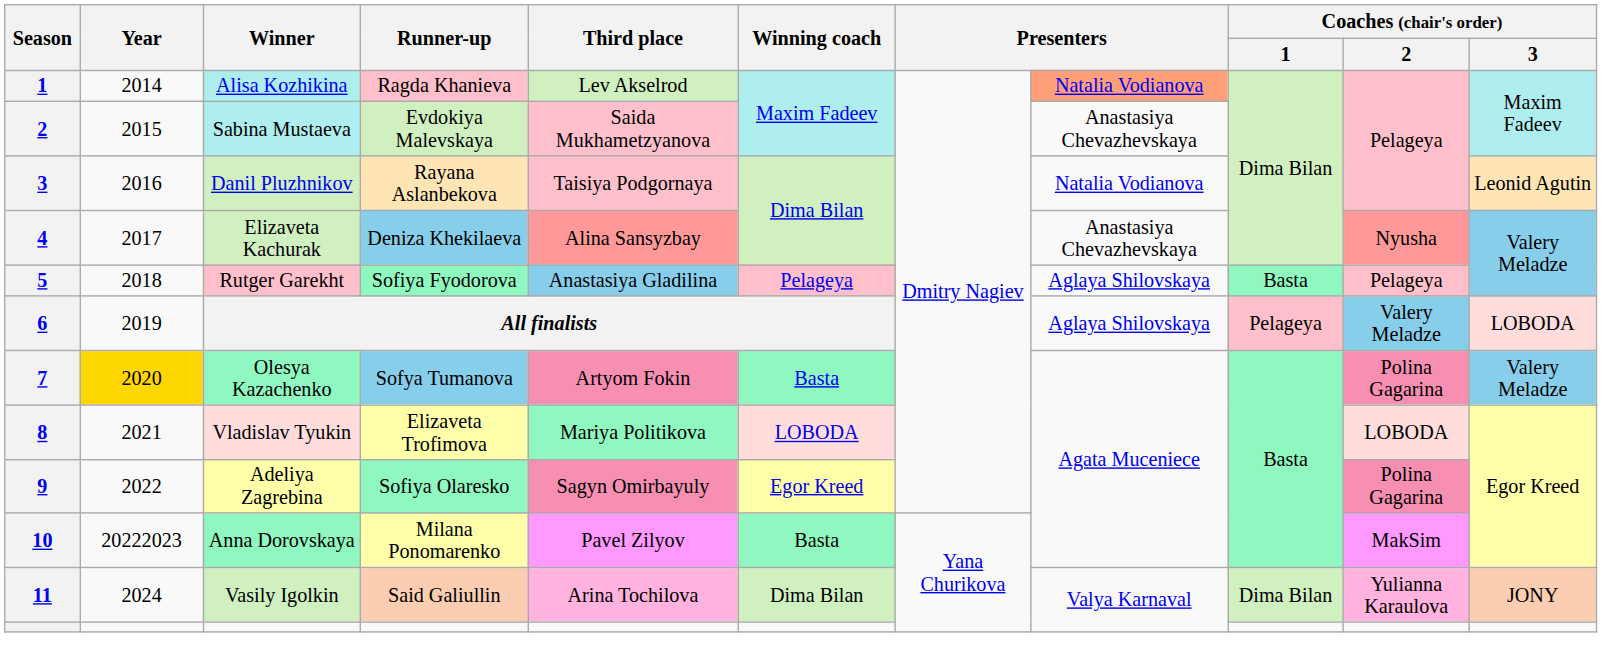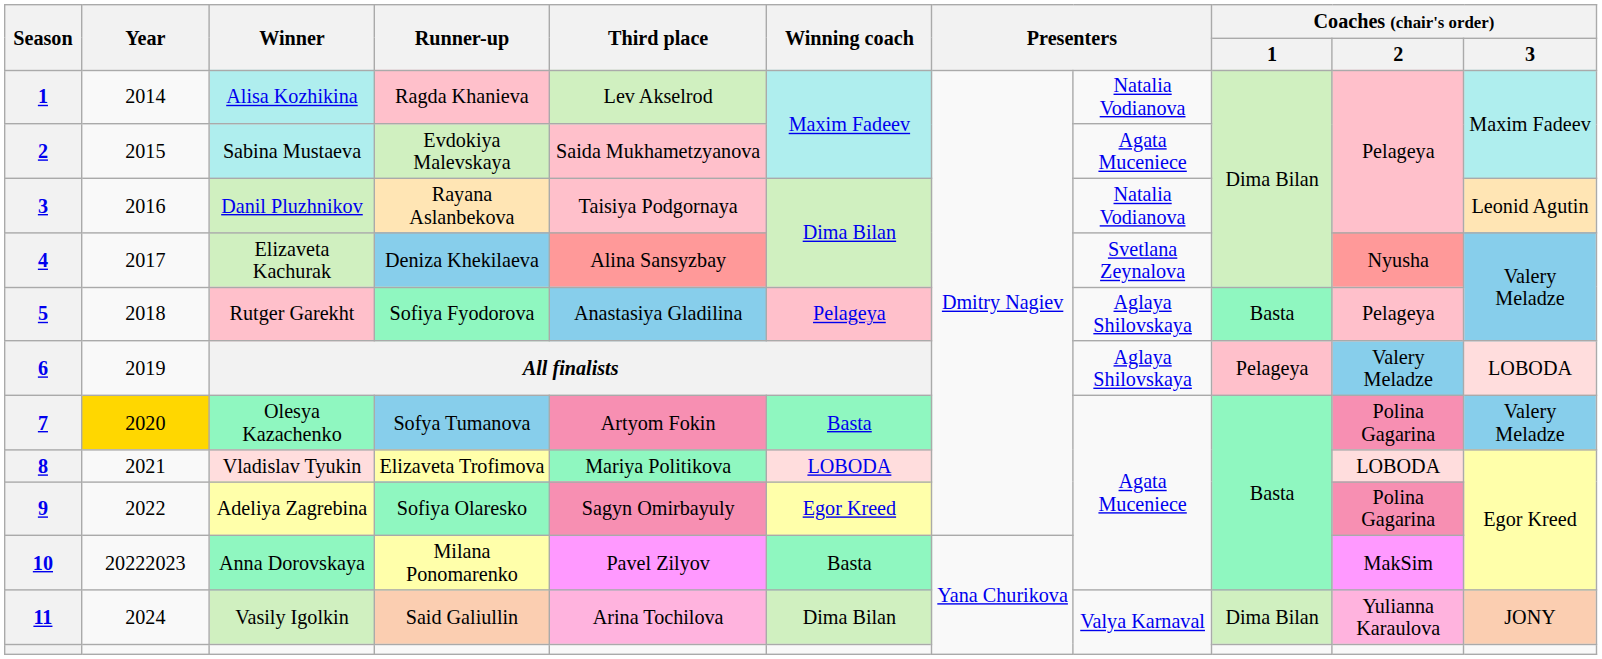(1129, 86) lightsalmon background -> (1143, 97) no background
(1129, 129) Anastasiya Chevazhevskaya -> (1143, 152) Agata Muceniece
(1129, 238) Anastasiya Chevazhevskaya -> (1143, 260) Svetlana Zeynalova
